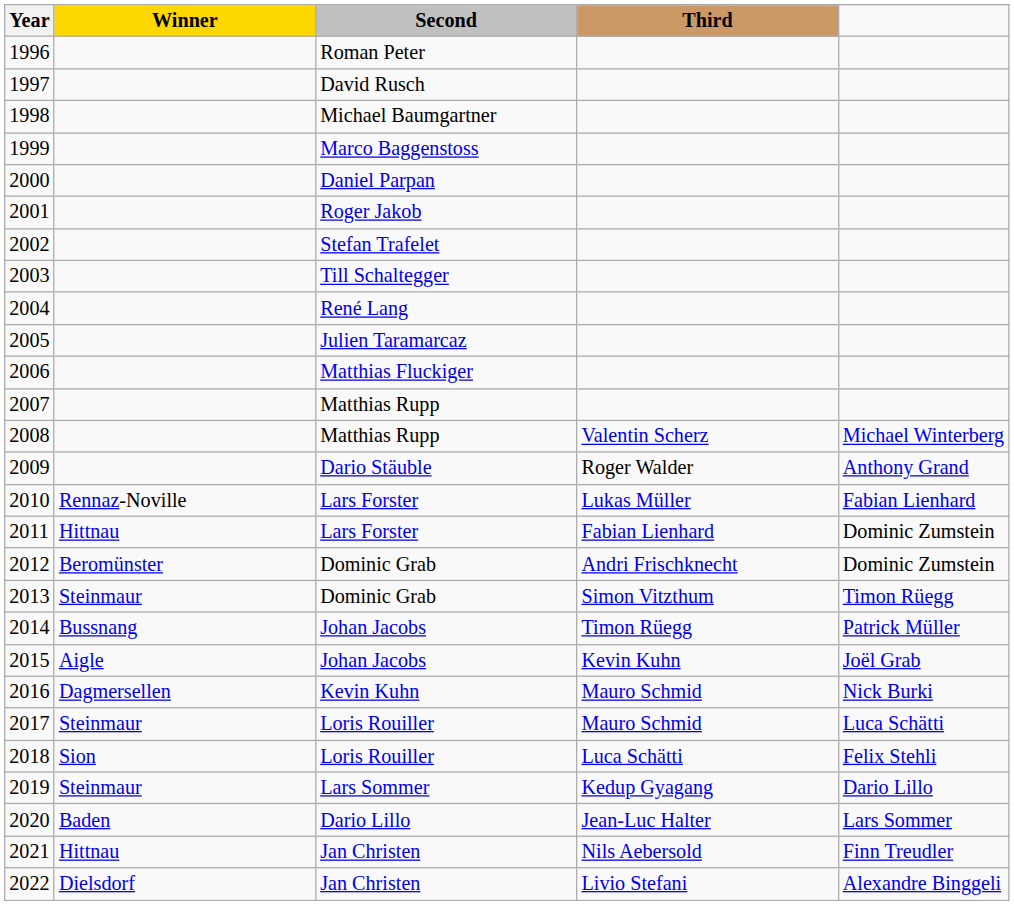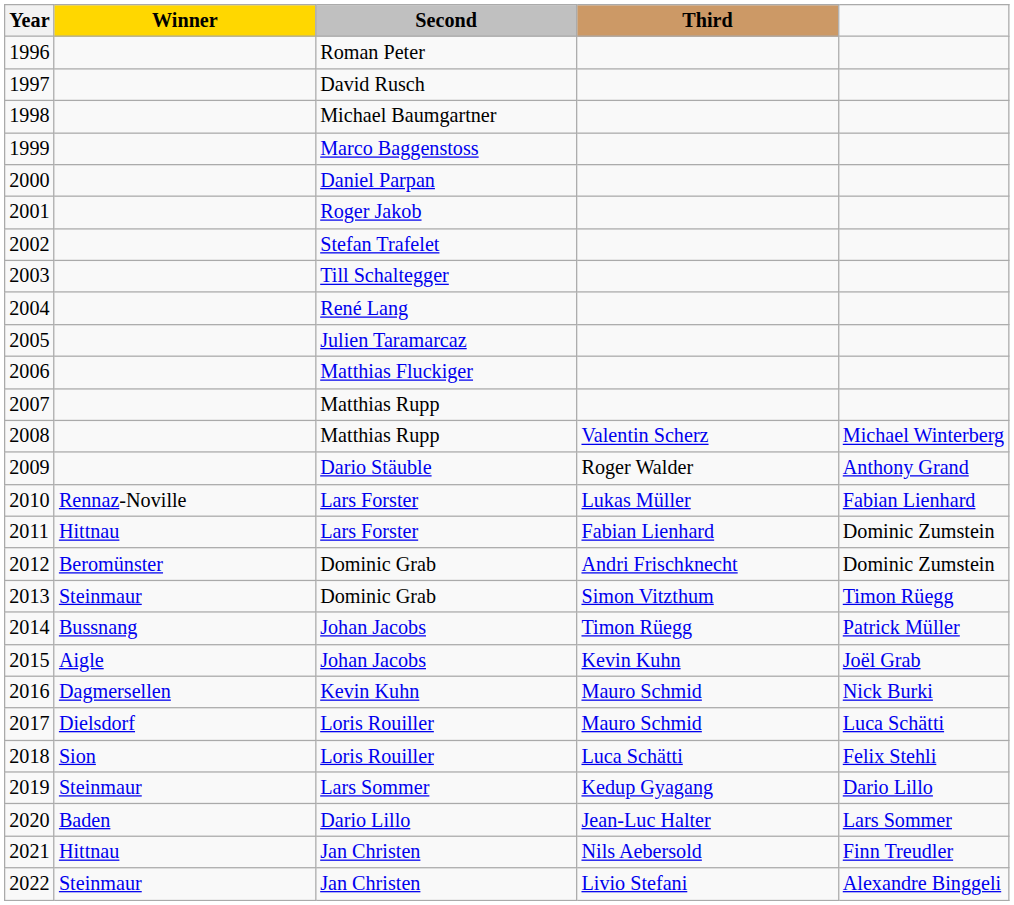(100, 723) Steinmaur -> (97, 723) Dielsdorf
(97, 883) Dielsdorf -> (100, 883) Steinmaur
